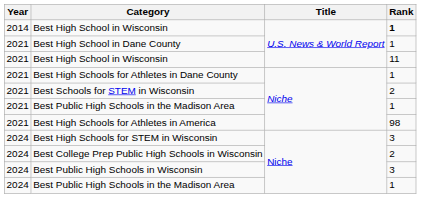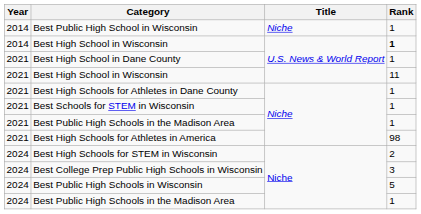+ row: (18, 28)
(392, 91) 2 -> (392, 106) 1
(392, 138) 3 -> (392, 153) 2
(392, 153) 2 -> (392, 169) 3
(392, 169) 3 -> (392, 185) 5
